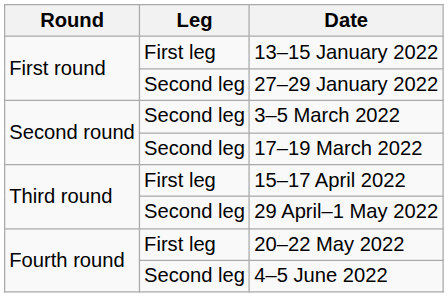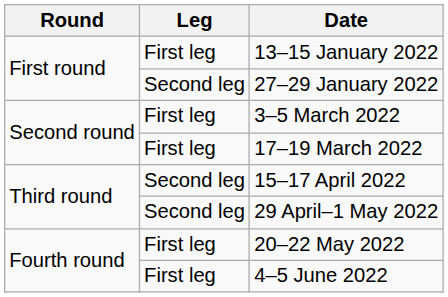(195, 116) Second leg -> (180, 116) First leg
(195, 148) Second leg -> (180, 148) First leg
(180, 180) First leg -> (195, 180) Second leg
(195, 276) Second leg -> (180, 276) First leg
